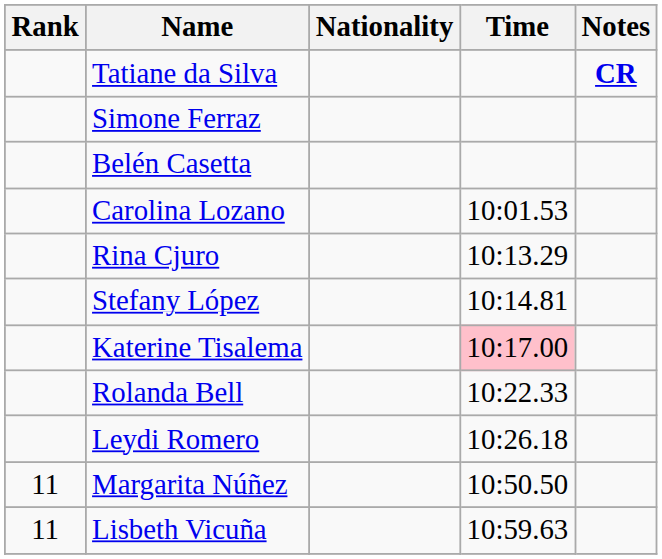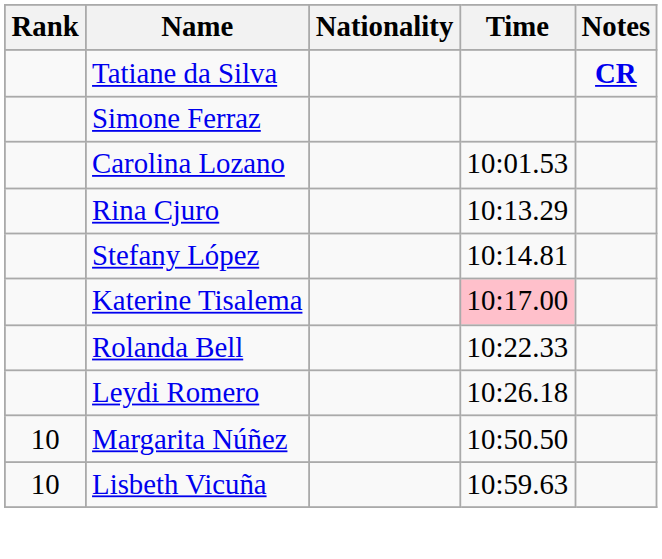- row: (172, 164)
(45, 484) 11 -> (45, 438) 10
(45, 529) 11 -> (45, 484) 10
